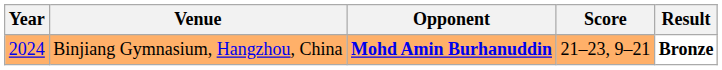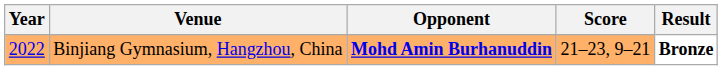(27, 49) 2024 -> (27, 49) 2022
